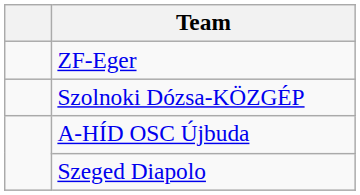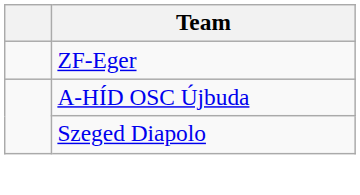- row: (181, 97)
